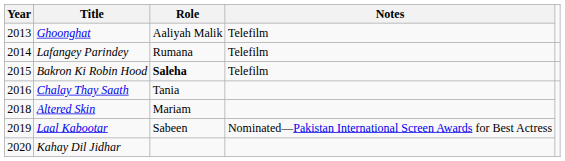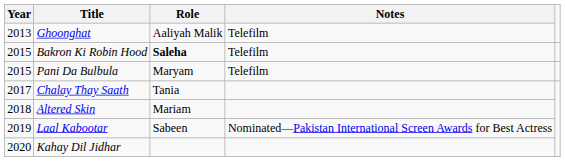- row: (82, 52)
+ row: (77, 71)
(19, 90) 2016 -> (19, 90) 2017
